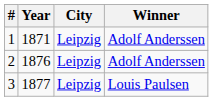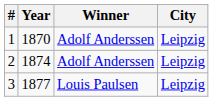columns swapped: (79, 15) <-> (156, 15)
(36, 38) 1871 -> (36, 38) 1870
(36, 61) 1876 -> (36, 61) 1874
